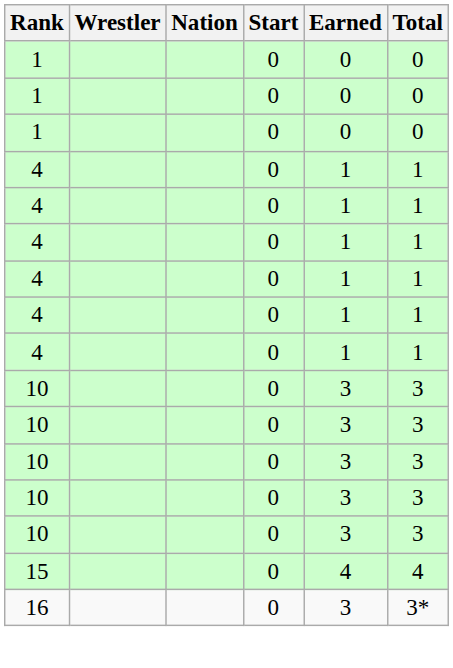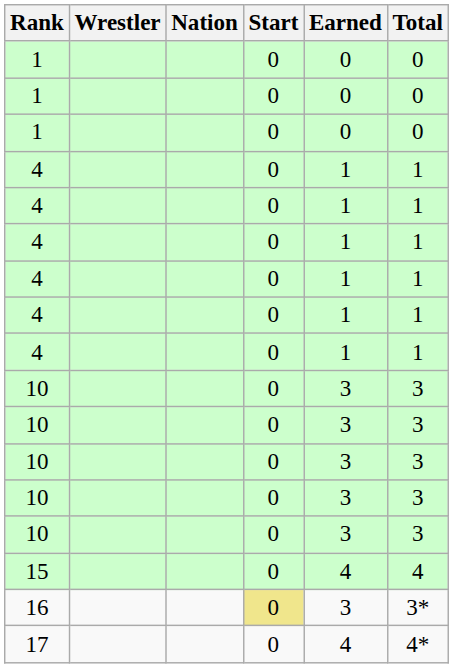(273, 607) no background -> (273, 607) khaki background
+ row: (37, 643)
